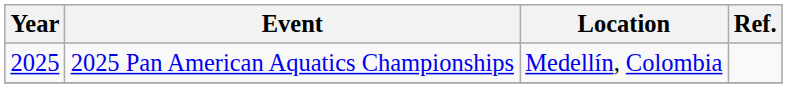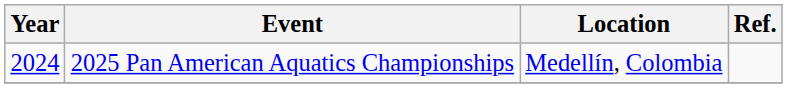(35, 62) 2025 -> (35, 62) 2024
